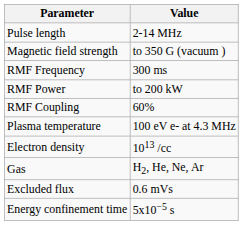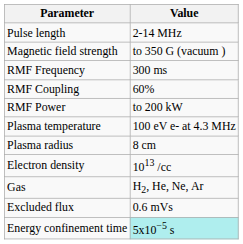rows swapped: (36, 88) <-> (43, 107)
+ row: (40, 145)
(154, 209) no background -> (154, 228) paleturquoise background
